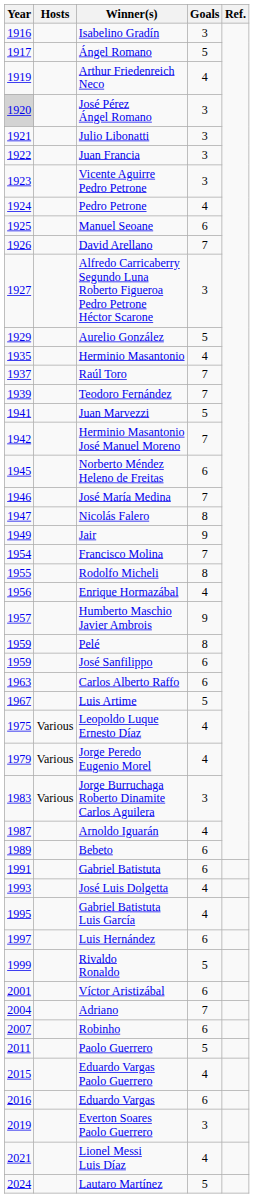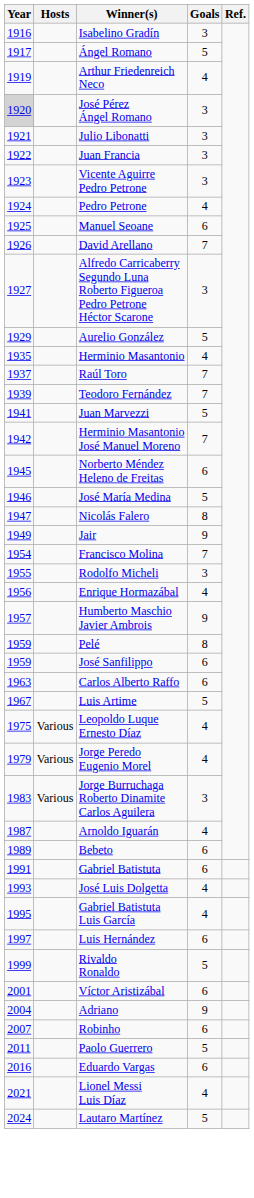(205, 497) 7 -> (205, 497) 5
(205, 573) 8 -> (205, 573) 3
(205, 1010) 7 -> (205, 1010) 9
- row: (117, 1074)
- row: (116, 1125)
